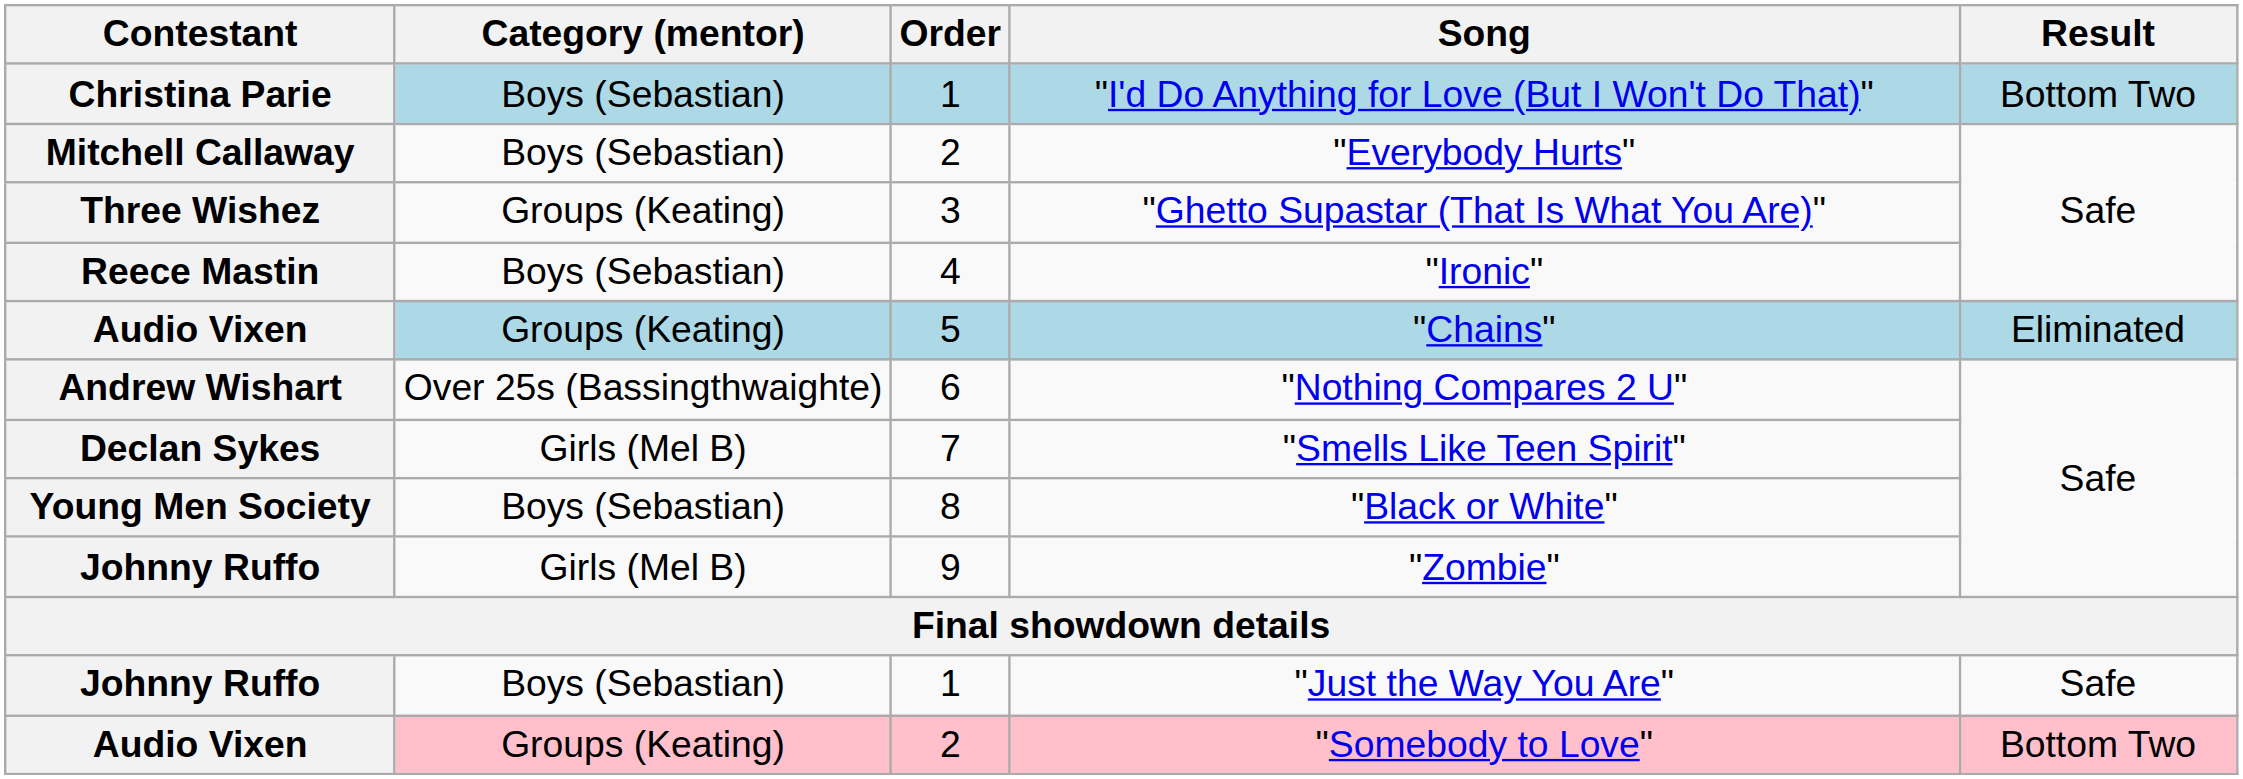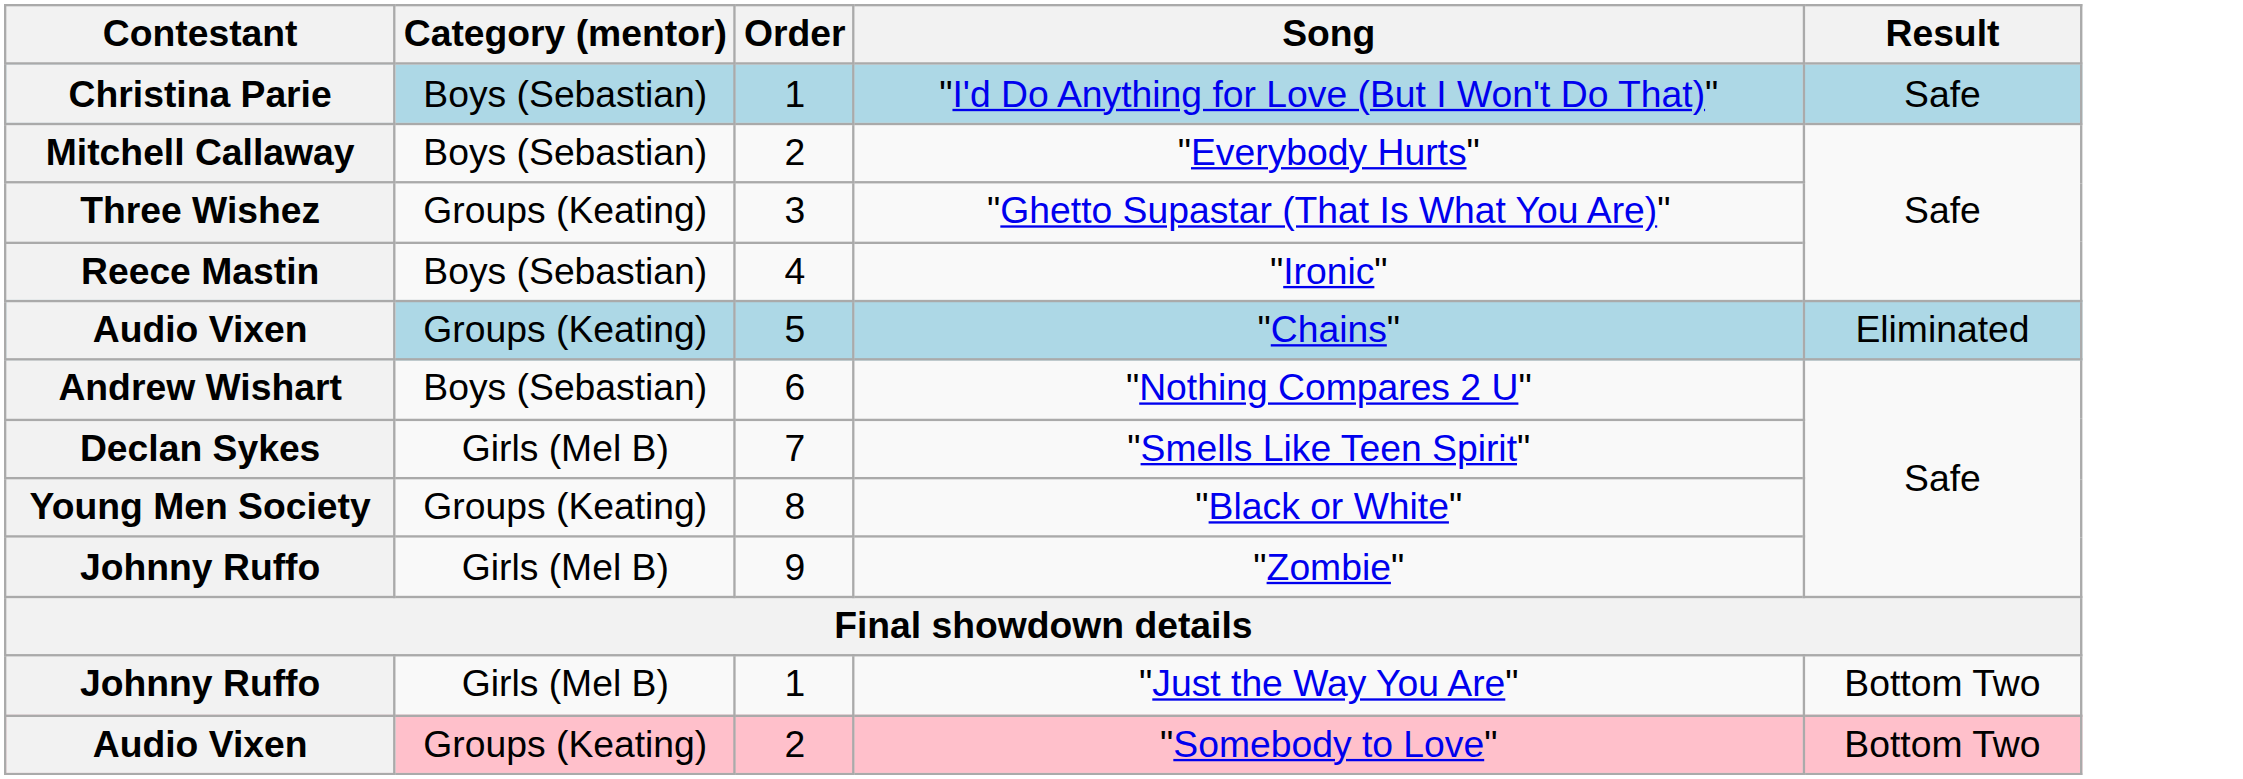(2098, 93) Bottom Two -> (1942, 93) Safe
(643, 388) Over 25s (Bassingthwaighte) -> (565, 388) Boys (Sebastian)
(643, 507) Boys (Sebastian) -> (565, 507) Groups (Keating)
(643, 684) Boys (Sebastian) -> (565, 684) Girls (Mel B)
(2098, 684) Safe -> (1942, 684) Bottom Two
